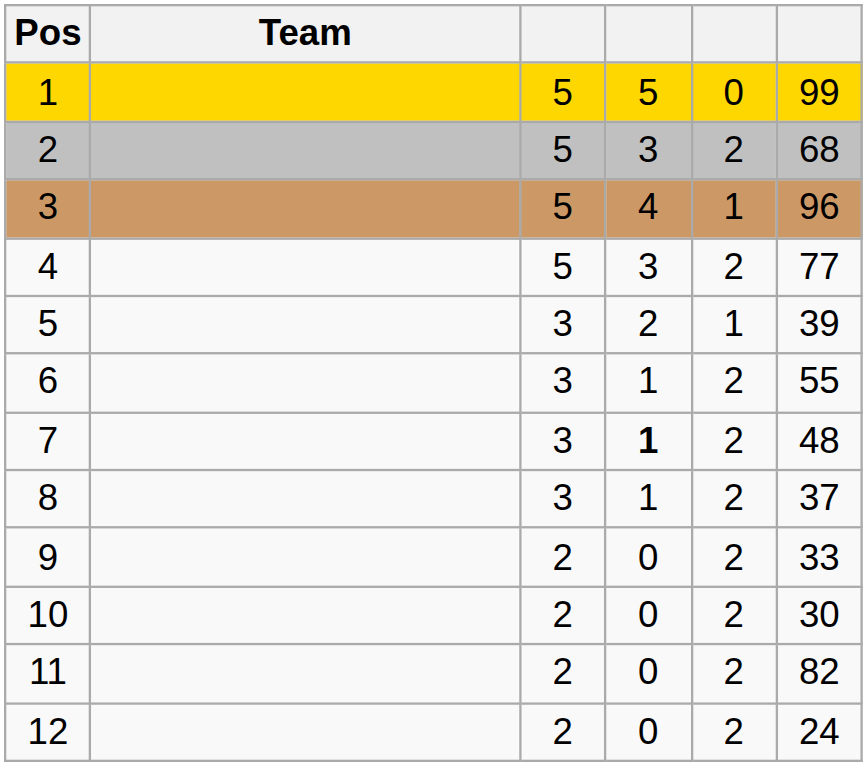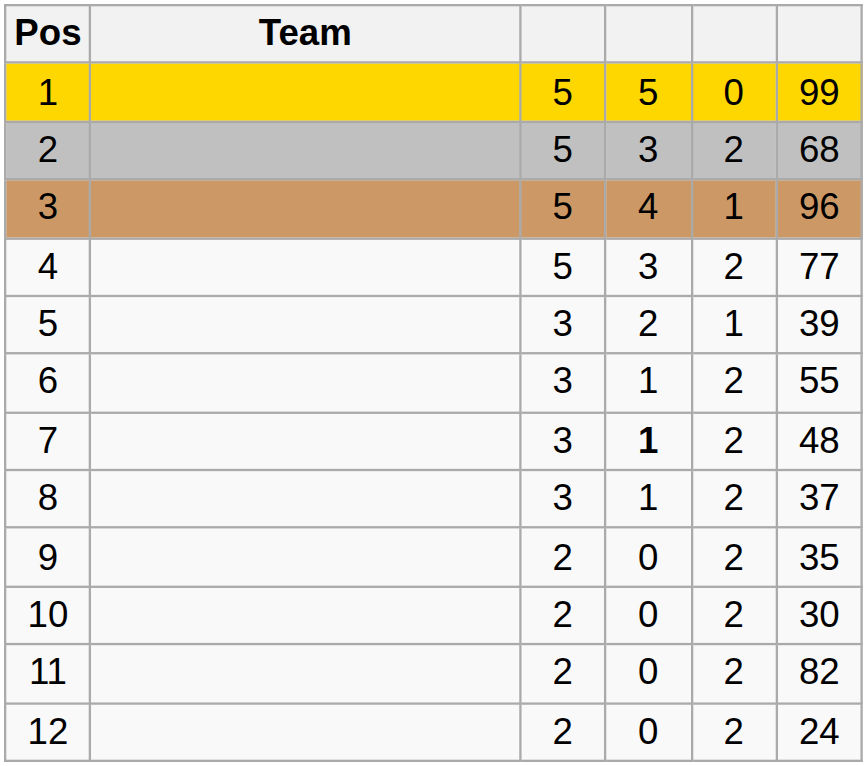(819, 556) 33 -> (819, 556) 35
